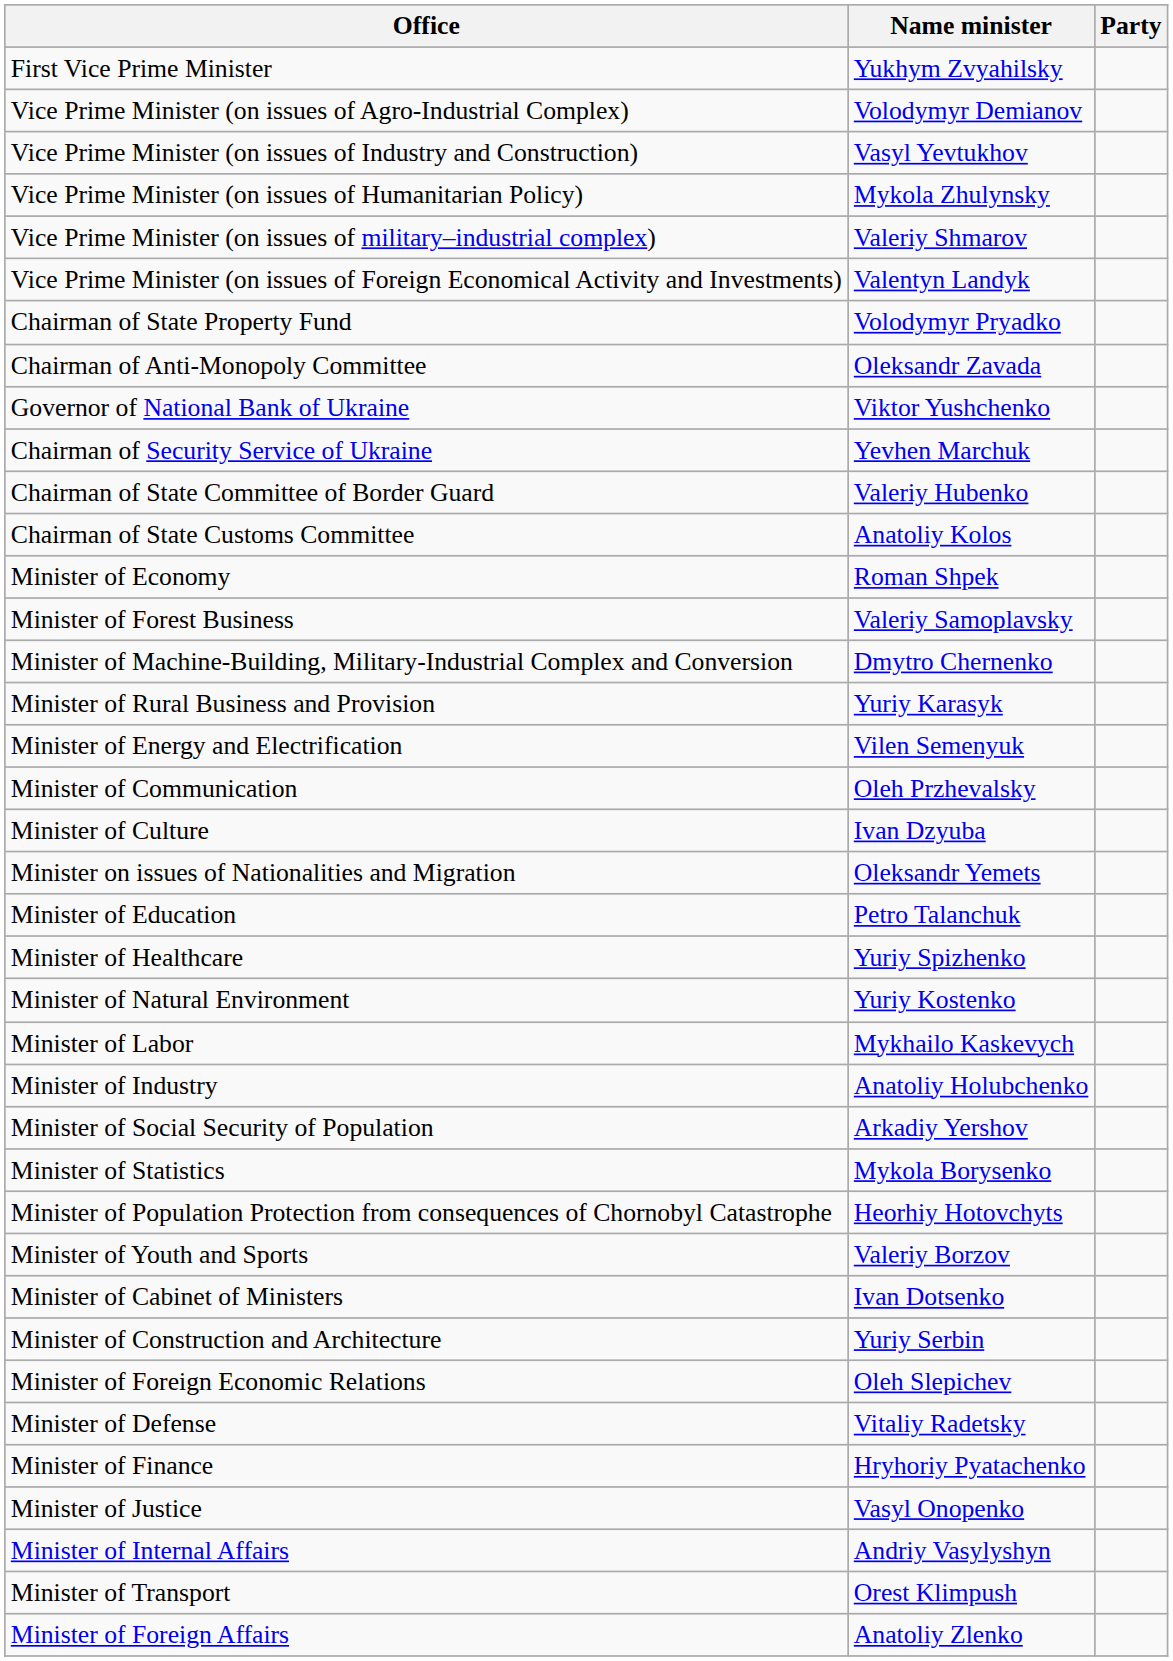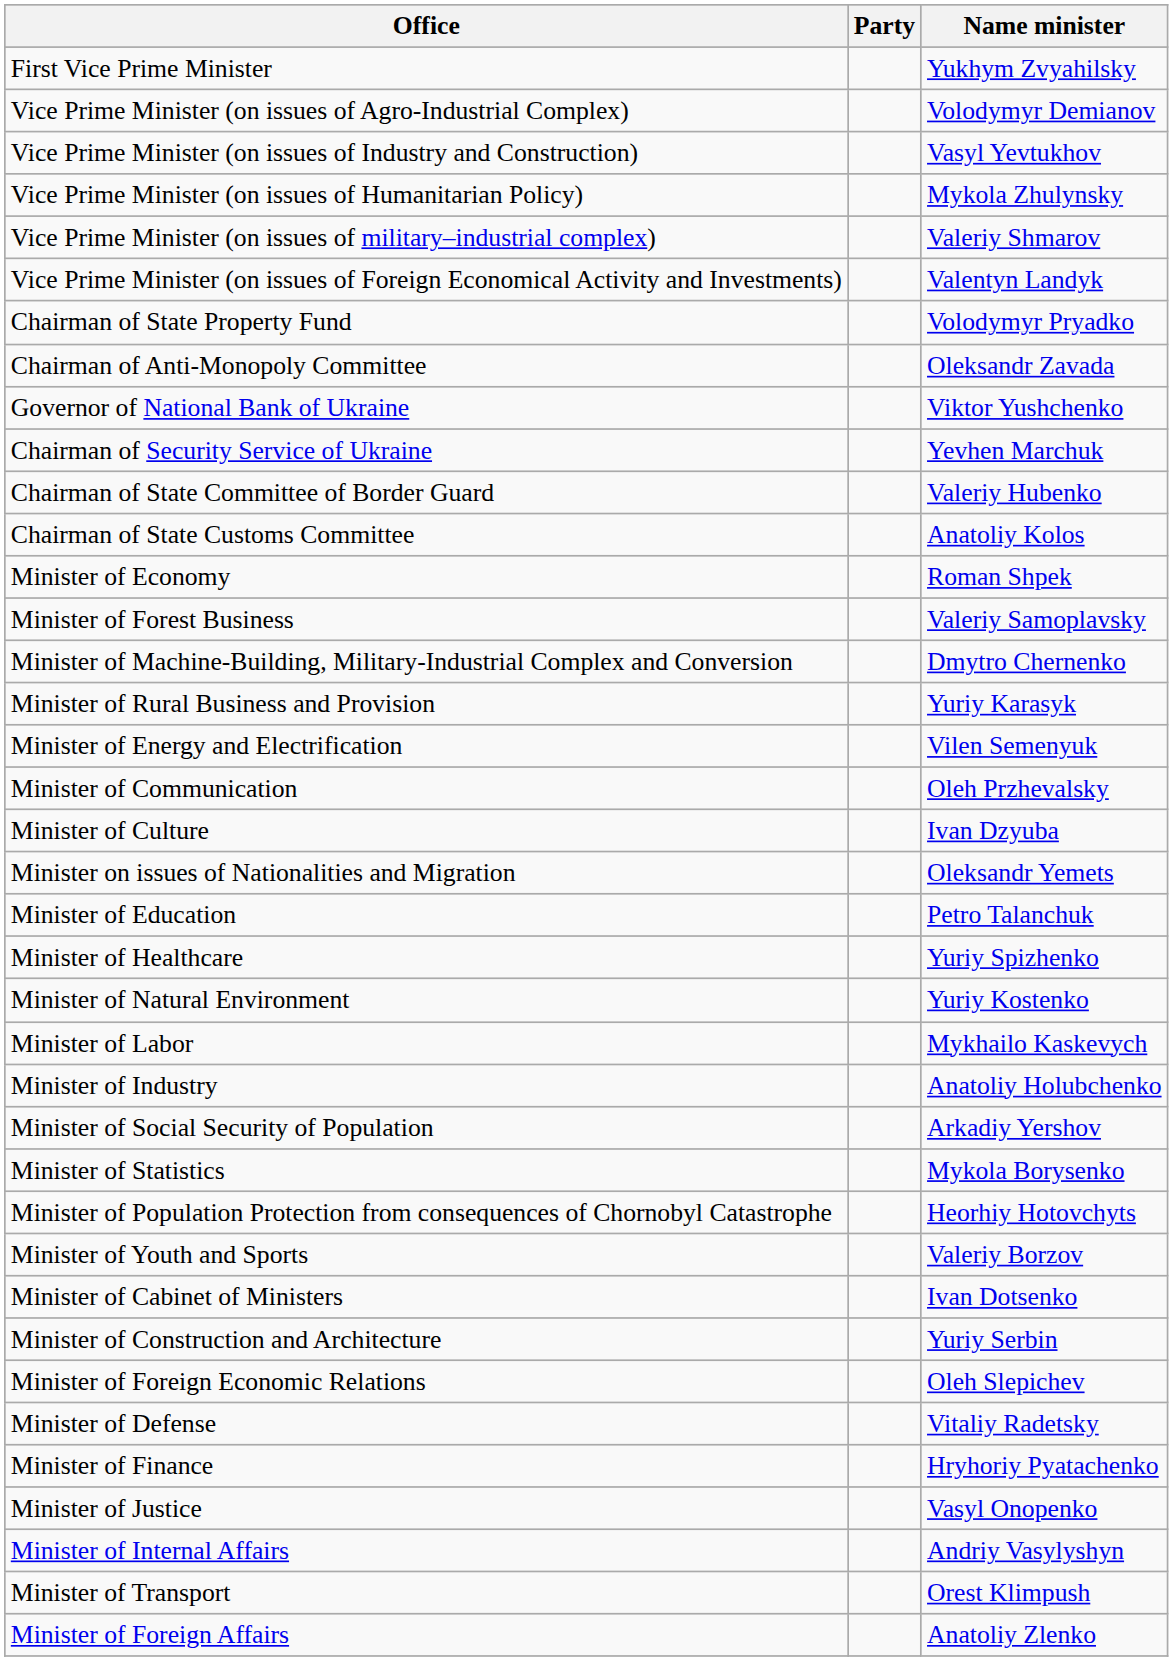columns swapped: (971, 25) <-> (1131, 25)
